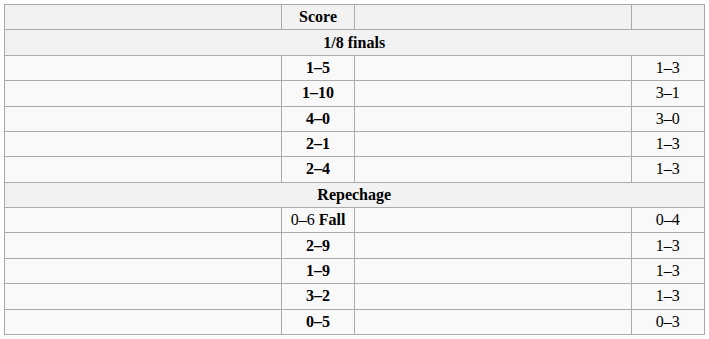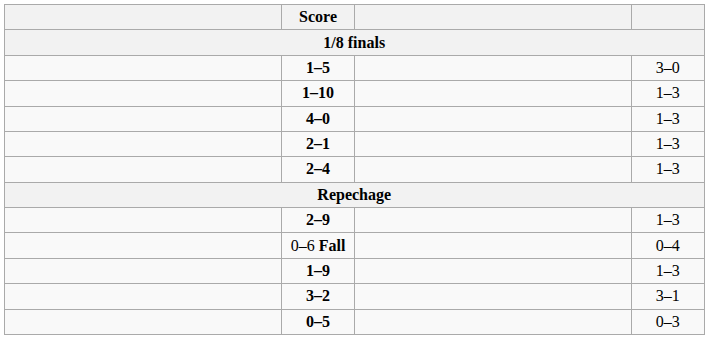(668, 67) 1–3 -> (668, 67) 3–0
(668, 93) 3–1 -> (668, 93) 1–3
(668, 118) 3–0 -> (668, 118) 1–3
rows swapped: (318, 245) <-> (318, 220)
(668, 296) 1–3 -> (668, 296) 3–1
